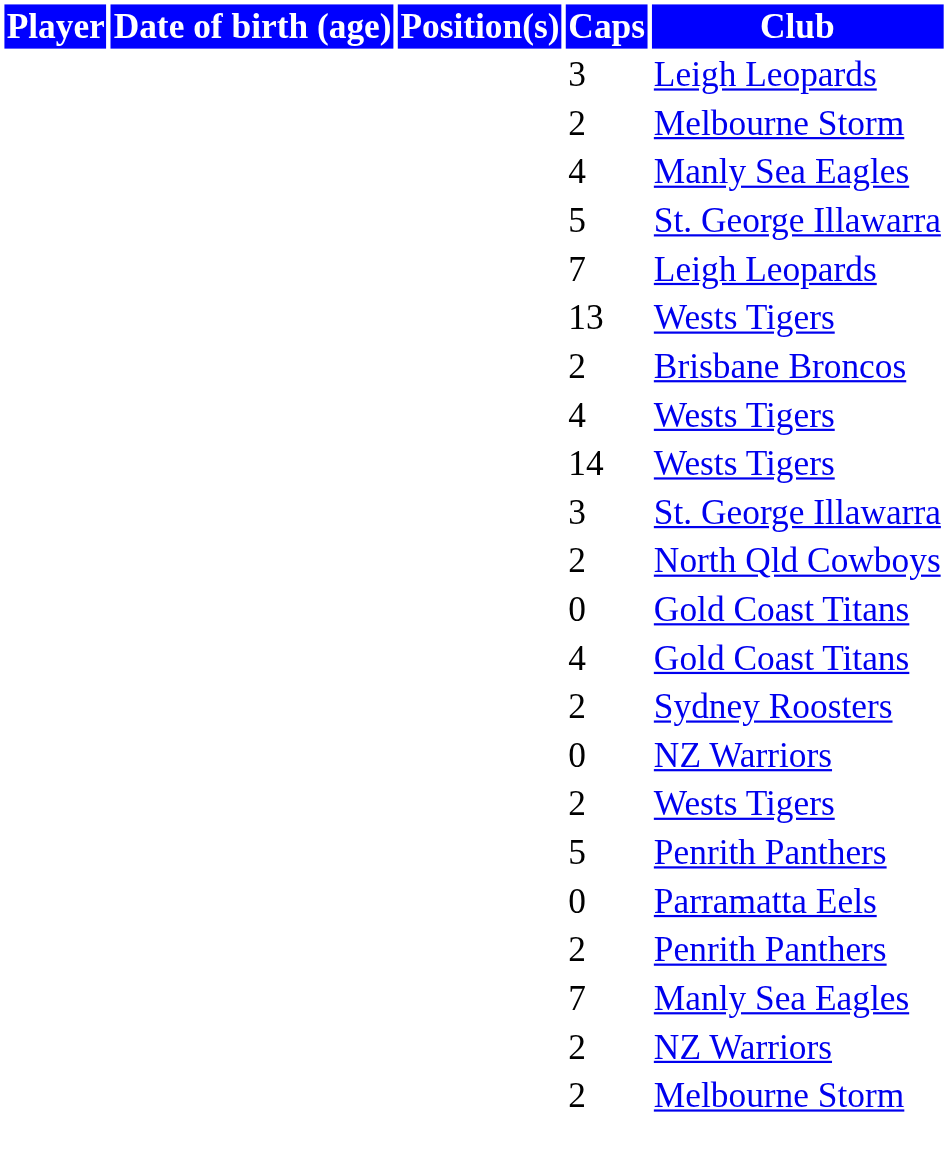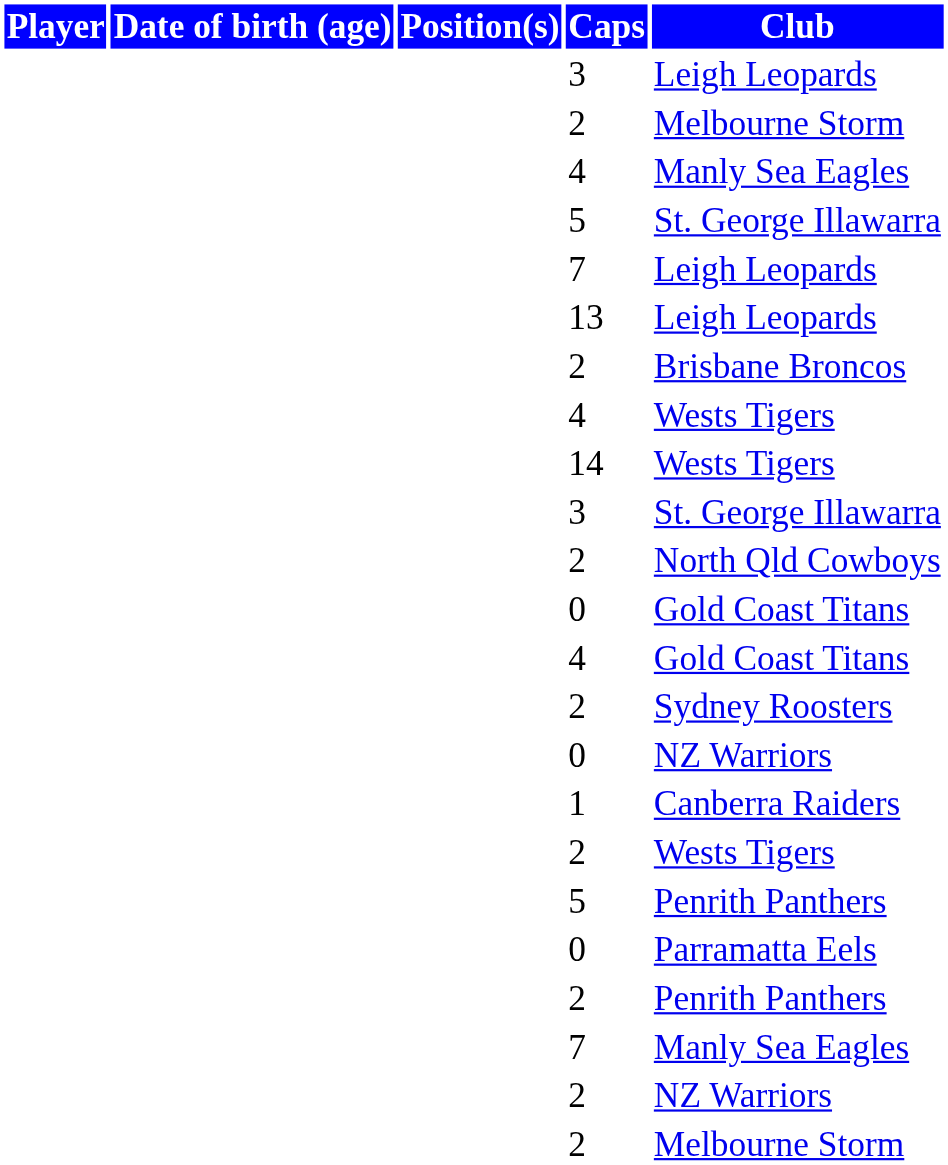(744, 317) Wests Tigers -> (765, 317) Leigh Leopards
+ row: (56, 804)
